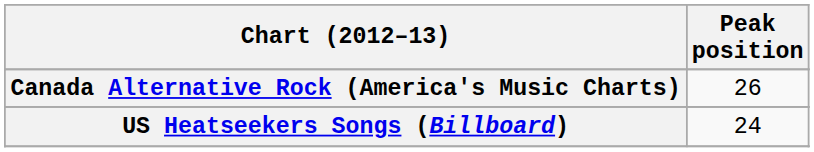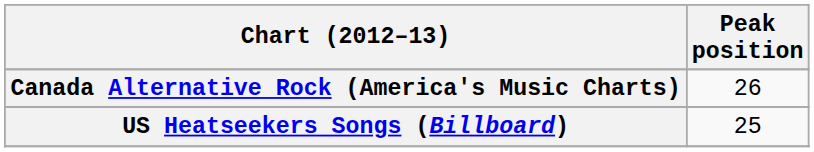(748, 127) 24 -> (748, 127) 25
